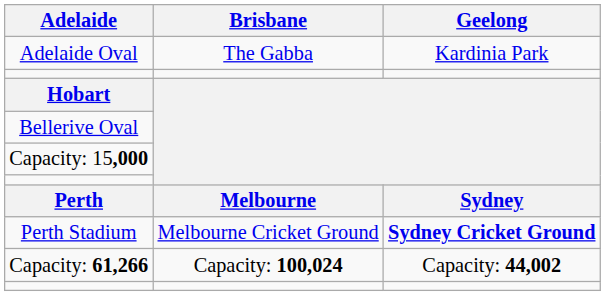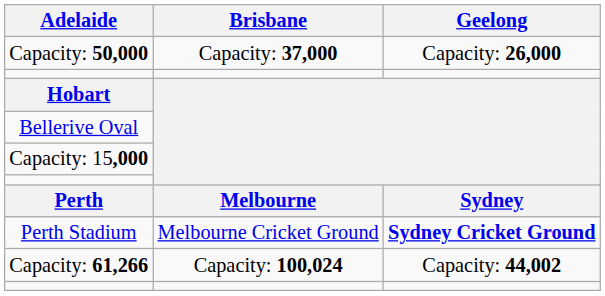- row: (79, 52)
+ row: (79, 52)
